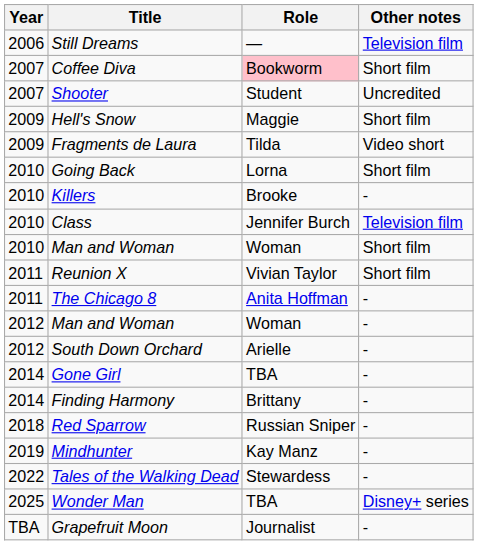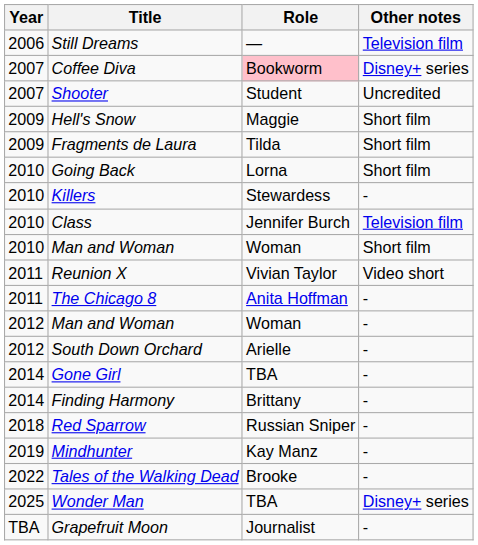(397, 68) Short film -> (416, 68) Disney+ series
(403, 145) Video short -> (397, 145) Short film
(272, 196) Brooke -> (288, 196) Stewardess
(397, 273) Short film -> (403, 273) Video short
(288, 477) Stewardess -> (272, 477) Brooke
